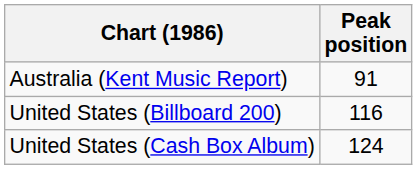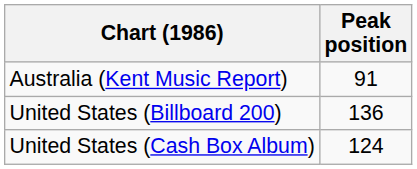(366, 112) 116 -> (366, 112) 136
